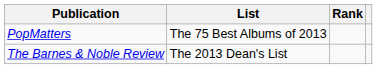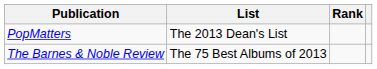(248, 34) The 75 Best Albums of 2013 -> (229, 34) The 2013 Dean's List
(229, 53) The 2013 Dean's List -> (248, 53) The 75 Best Albums of 2013
